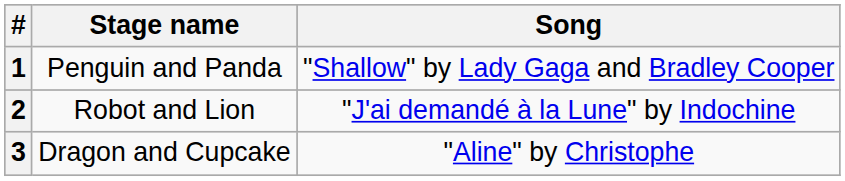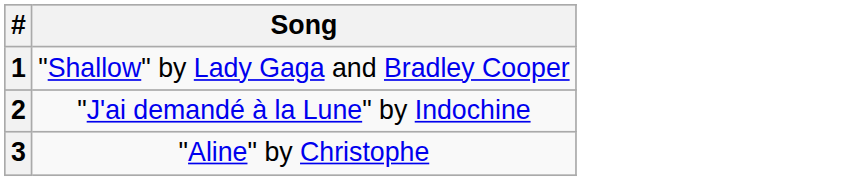- column: (164, 25)
